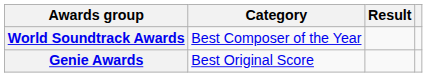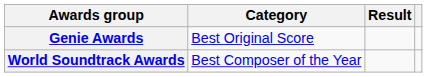rows swapped: (96, 60) <-> (96, 38)
